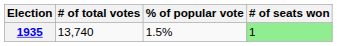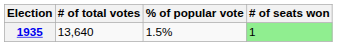(76, 32) 13,740 -> (76, 32) 13,640
